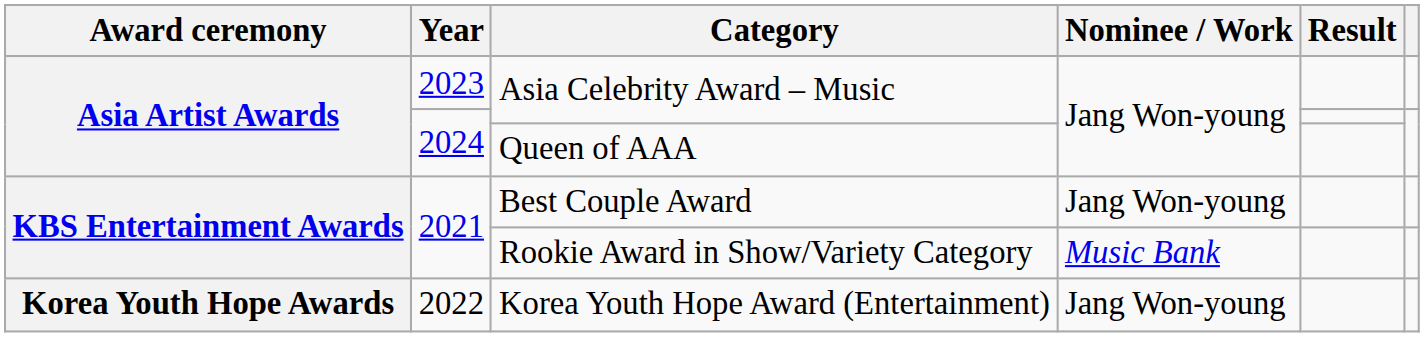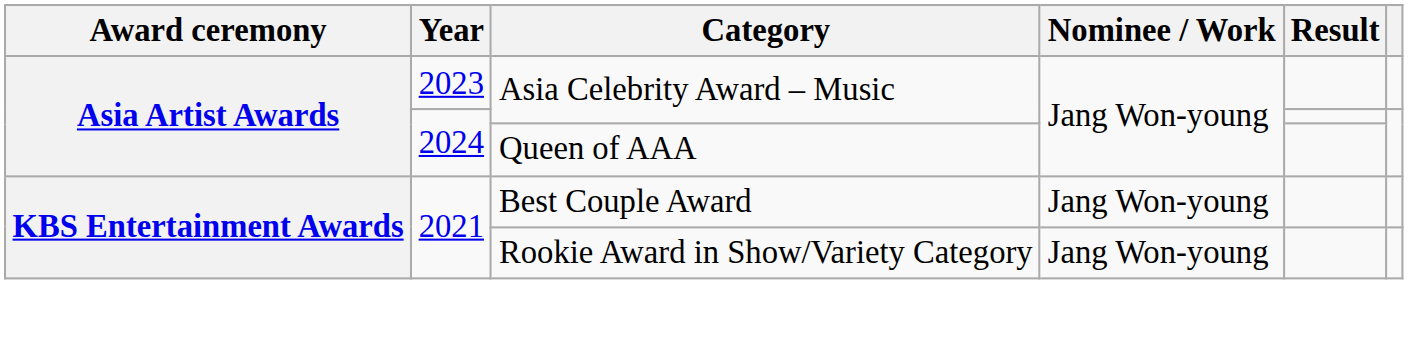(1142, 252) Music Bank -> (1158, 252) Jang Won-young
- row: (451, 304)
